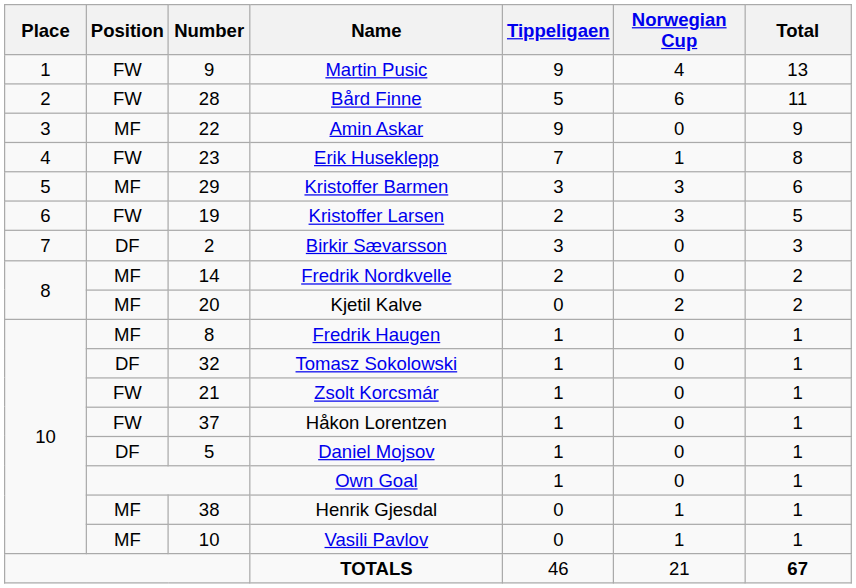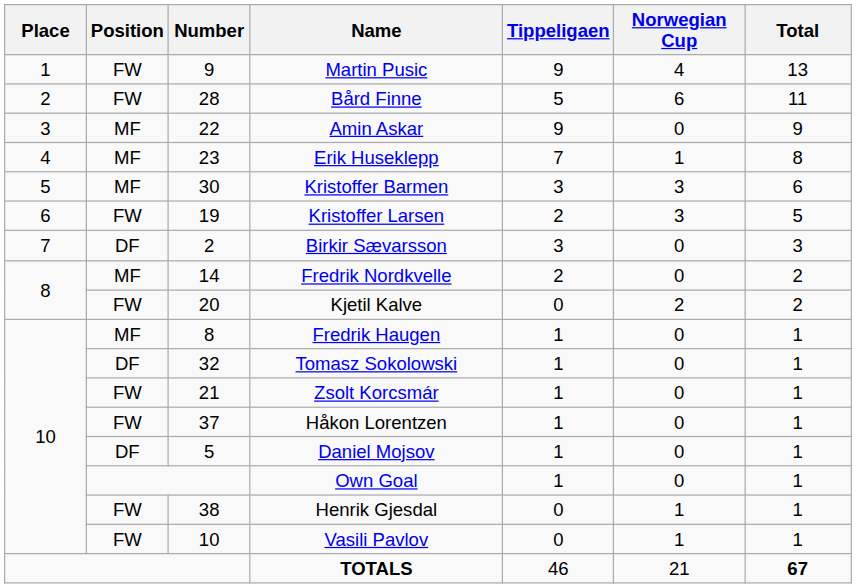(127, 158) FW -> (127, 158) MF
(209, 187) 29 -> (209, 187) 30
(127, 304) MF -> (127, 304) FW
(127, 510) MF -> (127, 510) FW
(127, 539) MF -> (127, 539) FW
